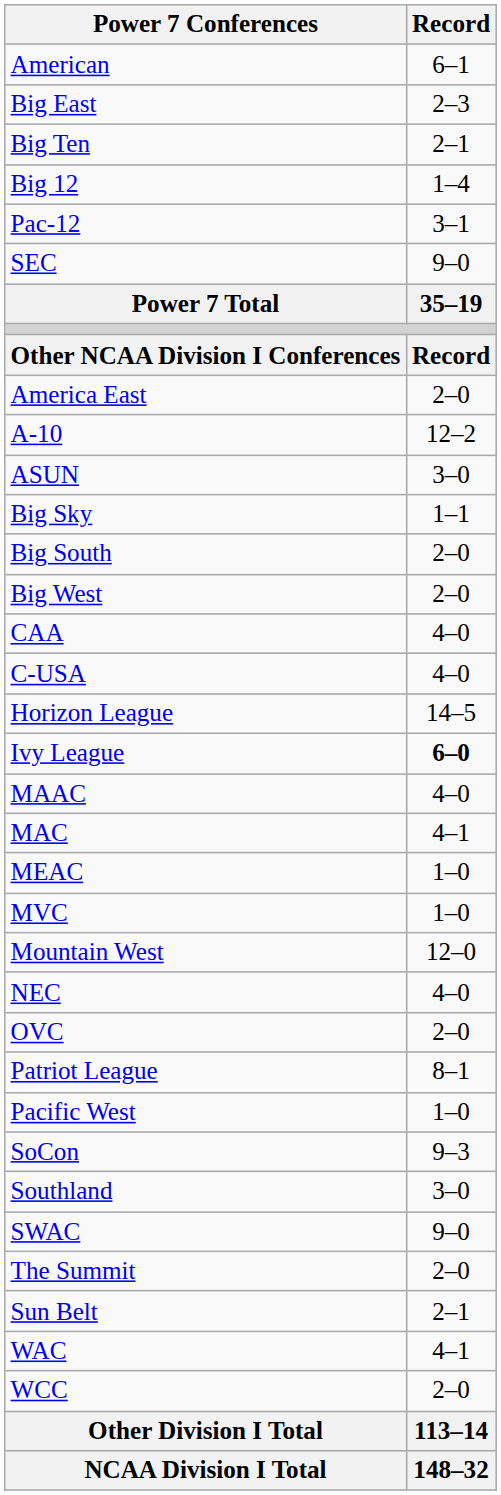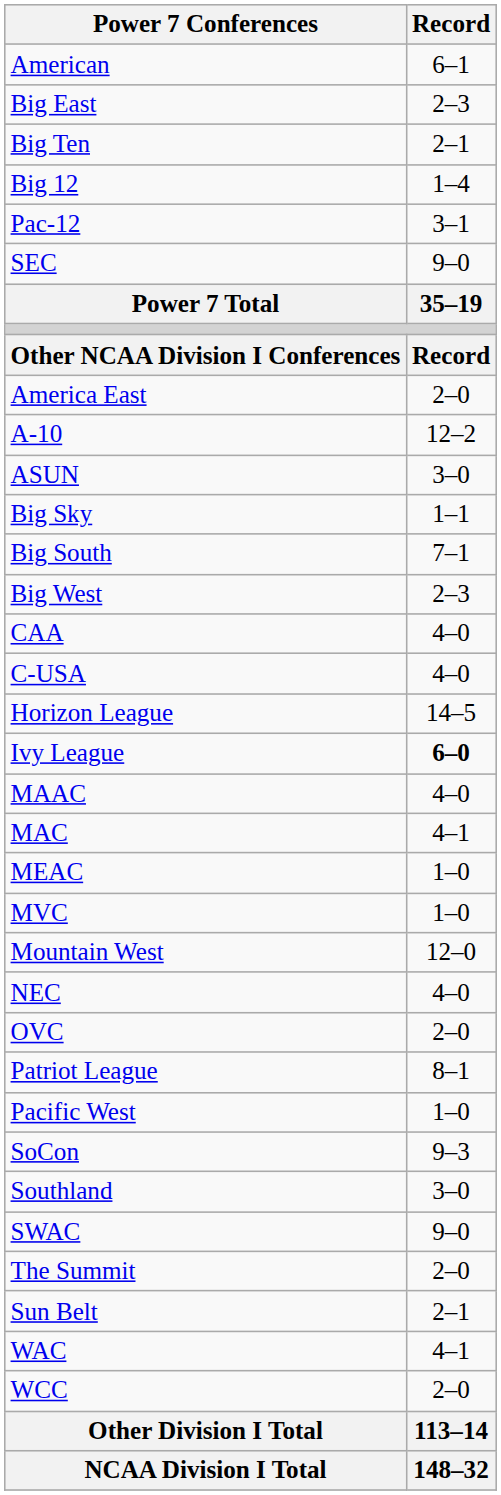(451, 553) 2–0 -> (451, 553) 7–1
(451, 593) 2–0 -> (451, 593) 2–3
